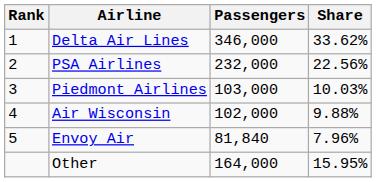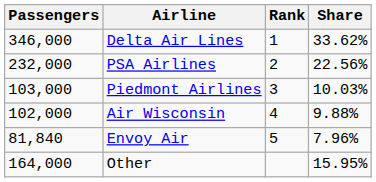columns swapped: (26, 17) <-> (260, 17)
